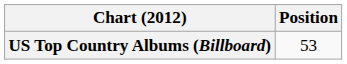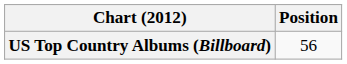(308, 45) 53 -> (308, 45) 56
